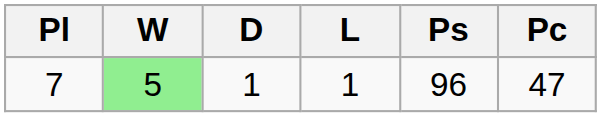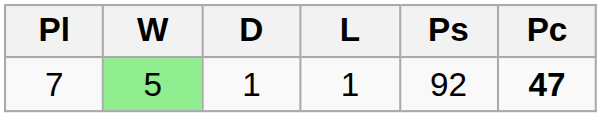(448, 83) 96 -> (448, 83) 92
(547, 83) normal -> (547, 83) bold
